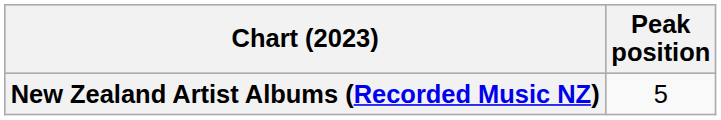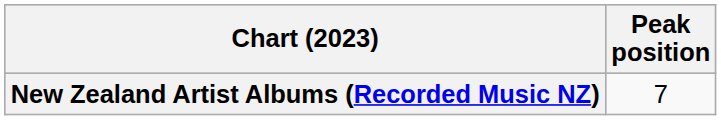(661, 93) 5 -> (661, 93) 7
